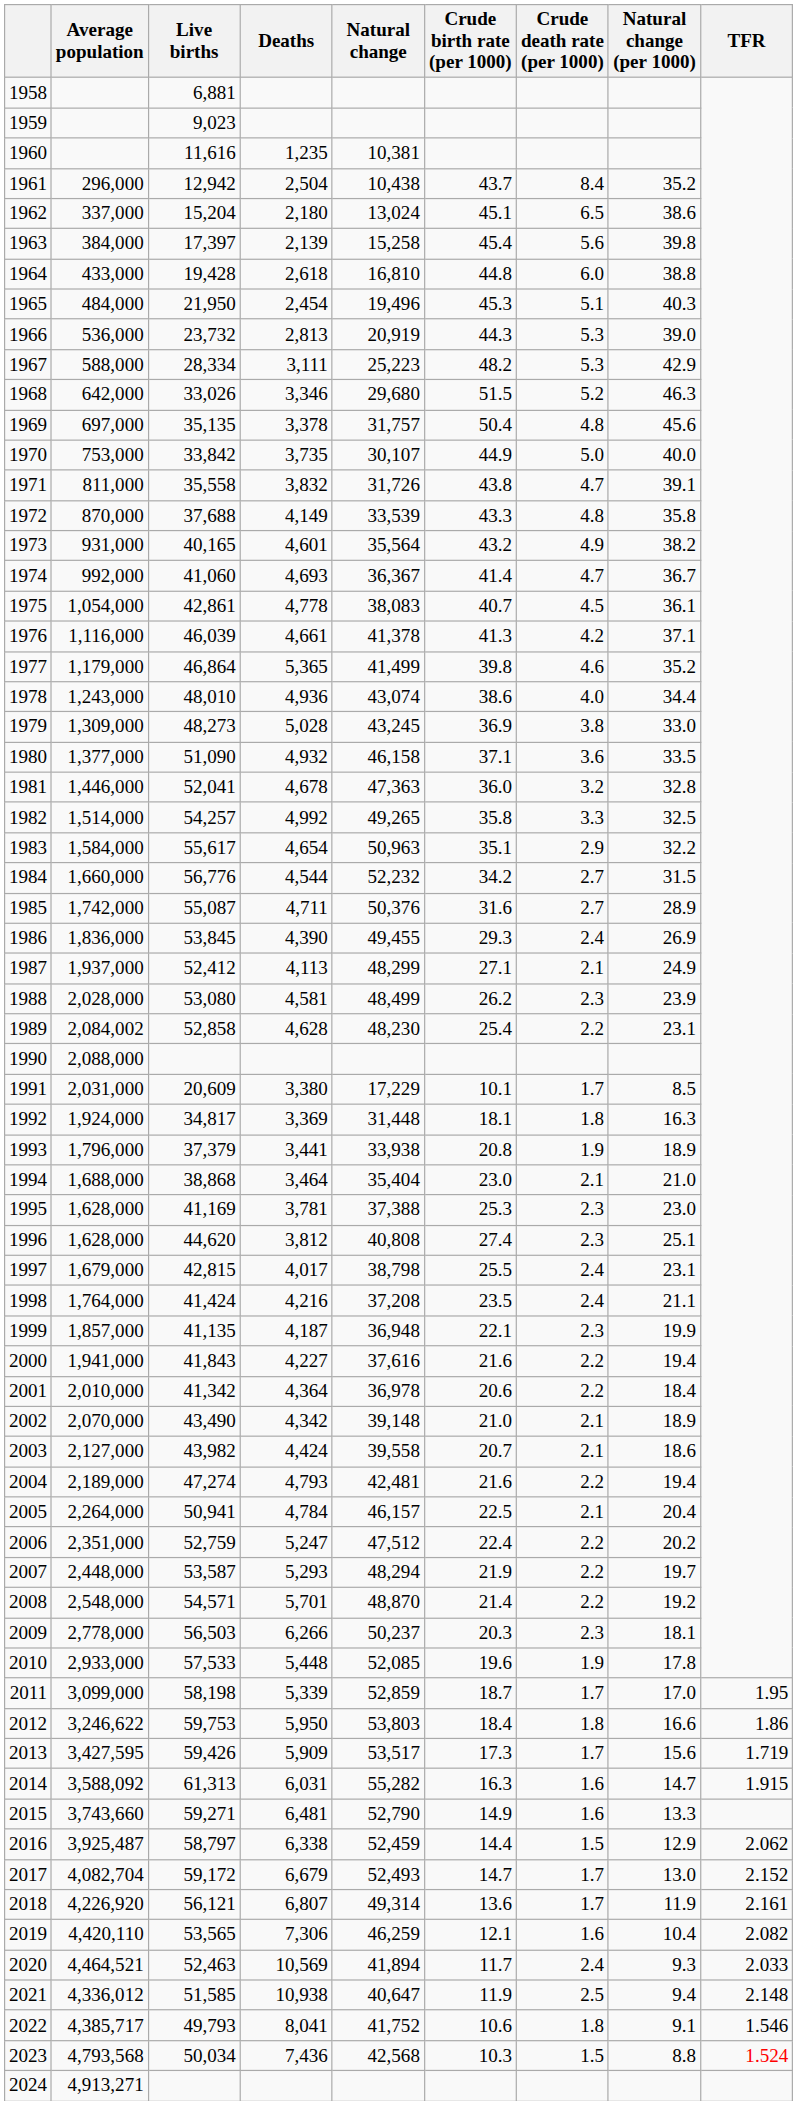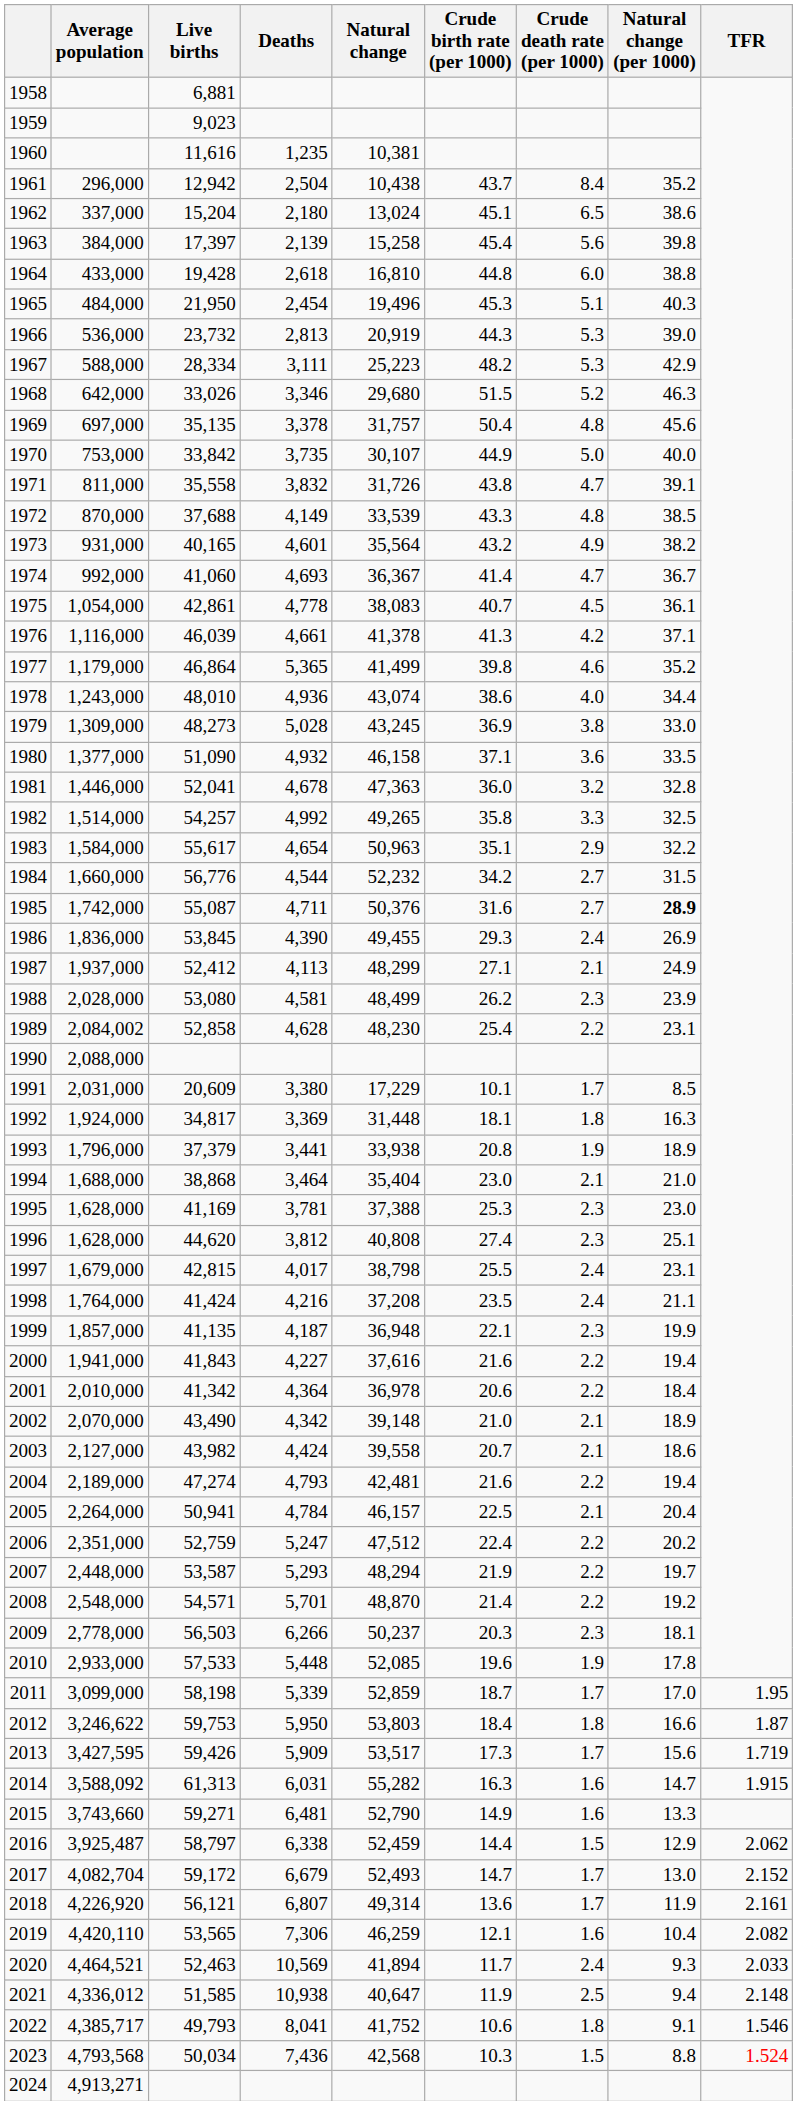(679, 515) 35.8 -> (679, 515) 38.5
(679, 907) normal -> (679, 907) bold
(772, 1723) 1.86 -> (772, 1723) 1.87
